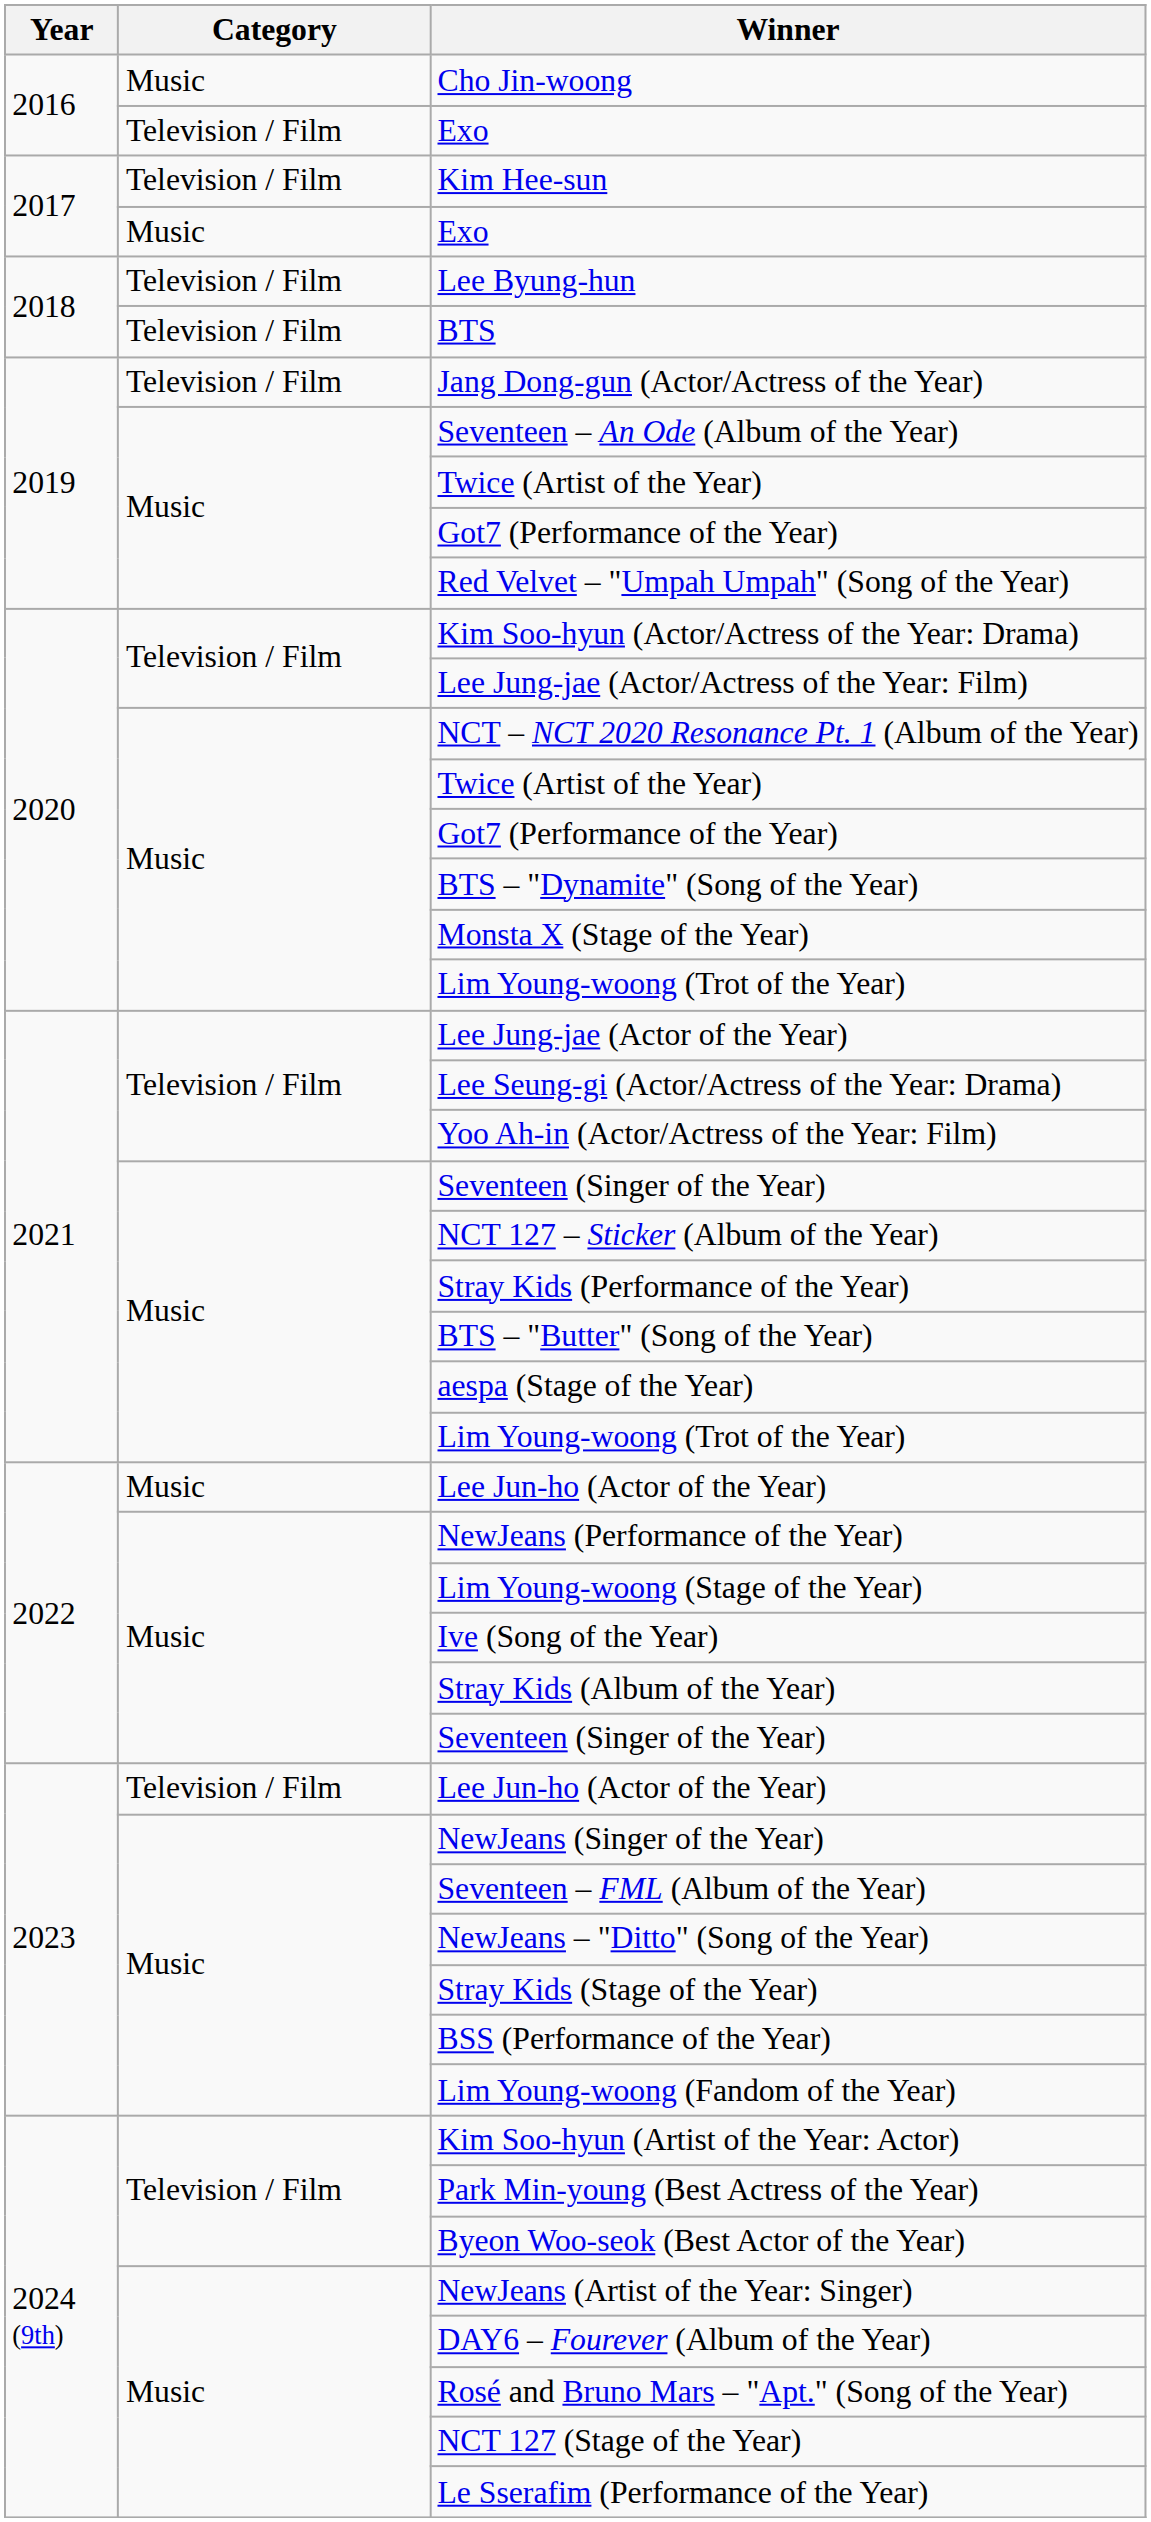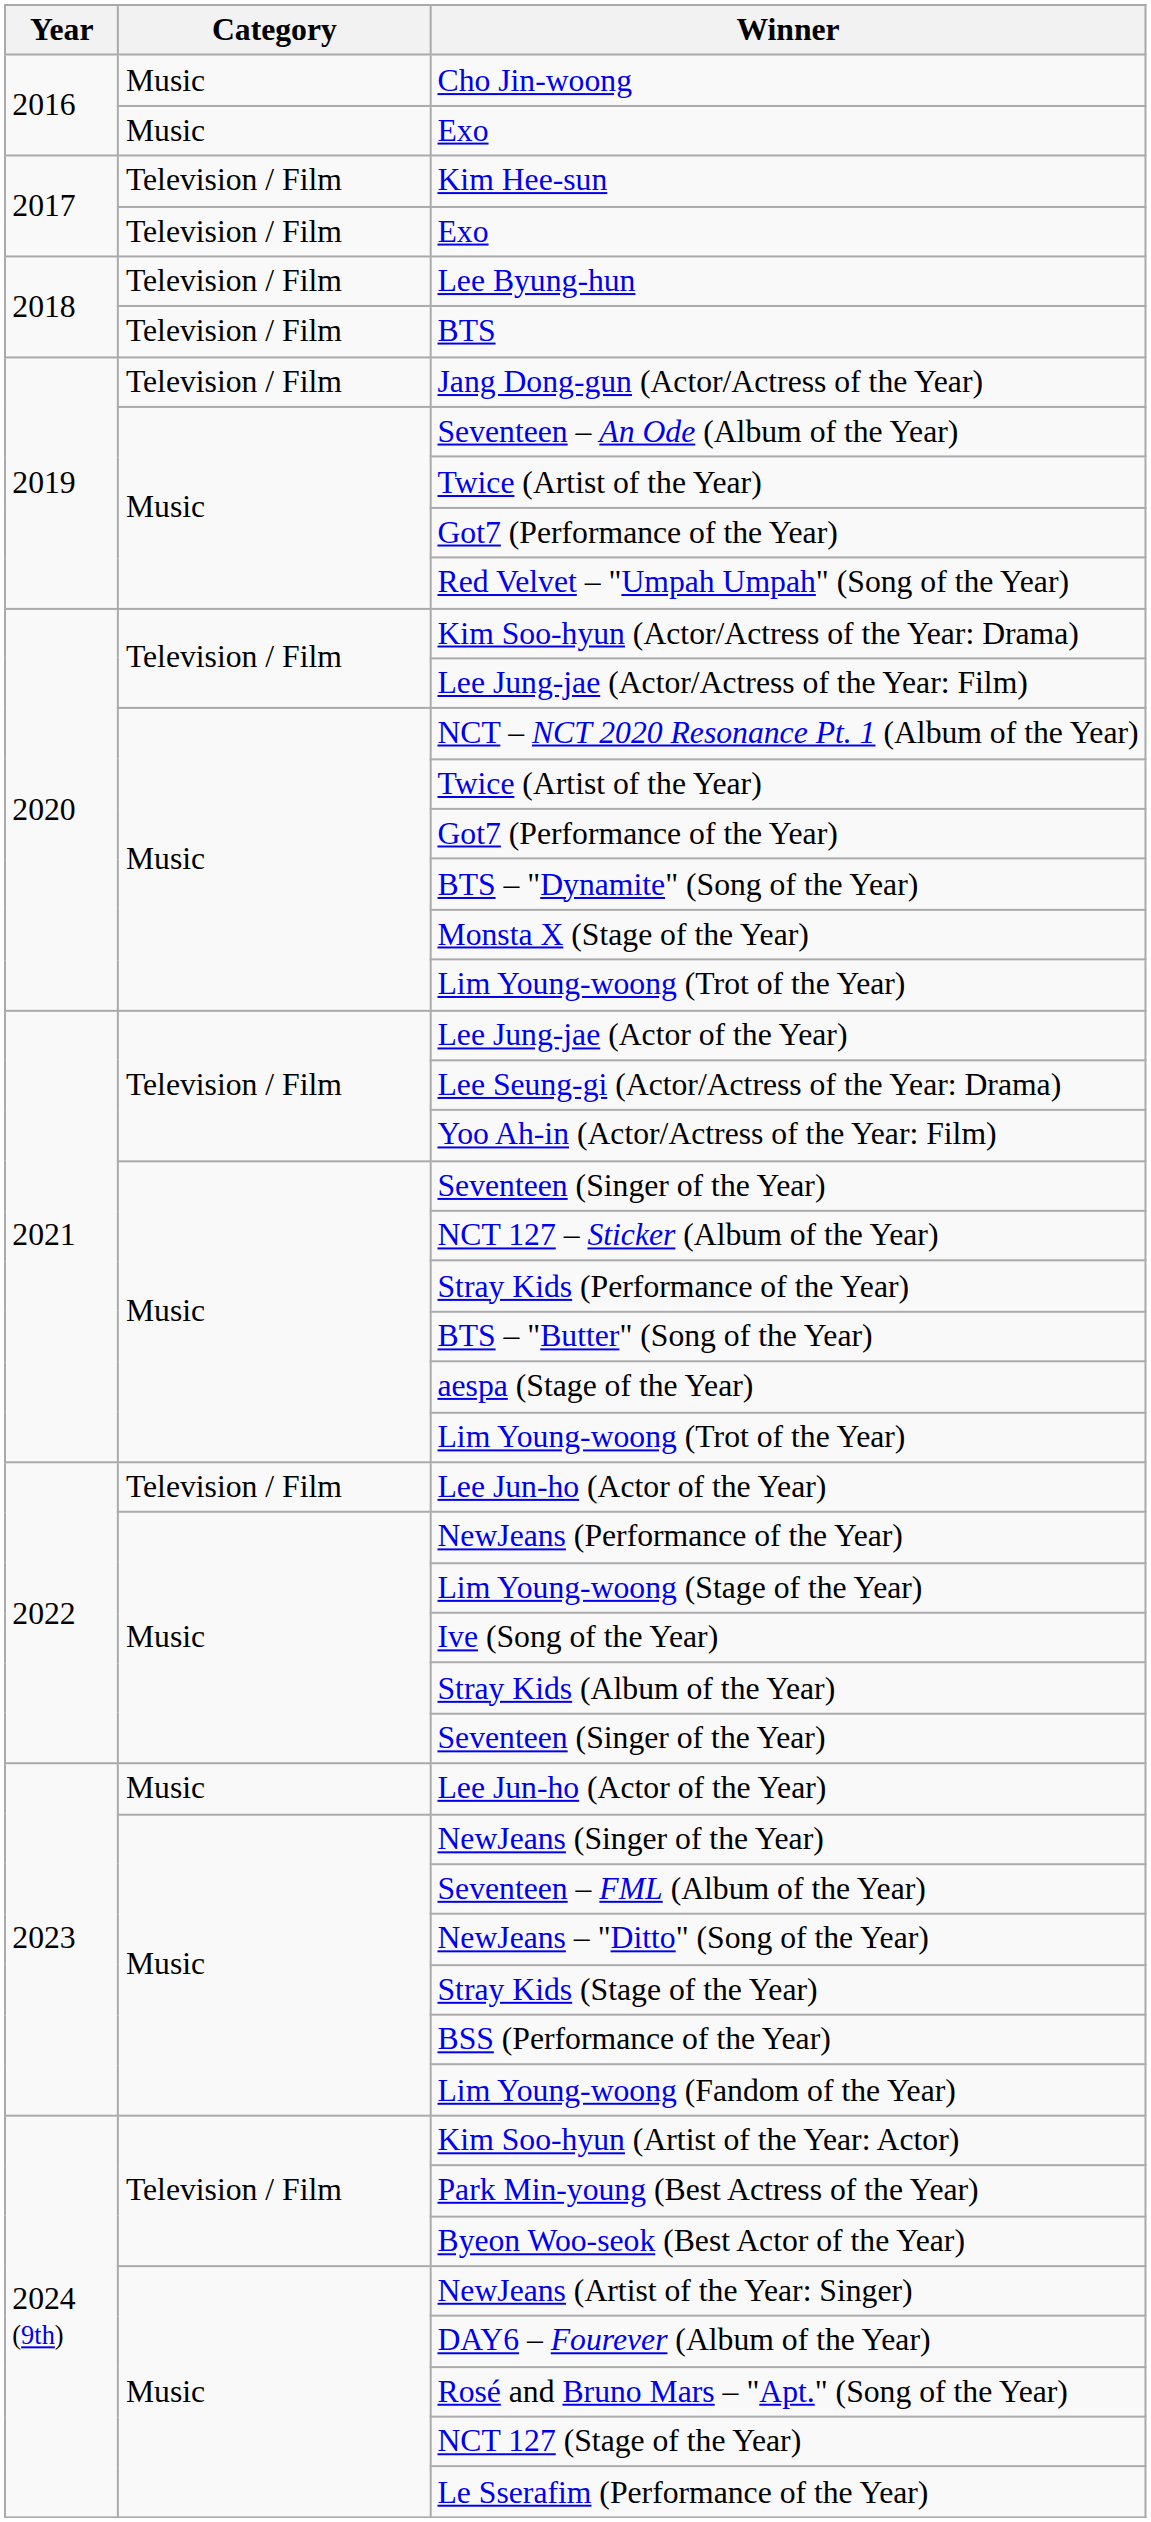(234, 130) Television / Film -> (165, 130) Music
(165, 230) Music -> (234, 230) Television / Film
(165, 1486) Music -> (234, 1486) Television / Film
(234, 1788) Television / Film -> (165, 1788) Music
